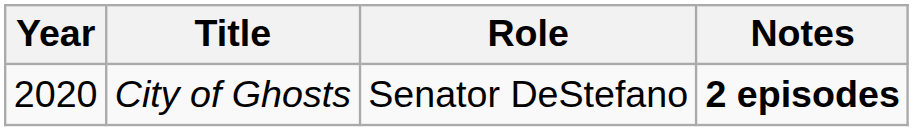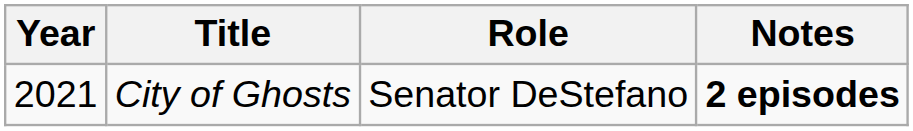(56, 93) 2020 -> (56, 93) 2021
